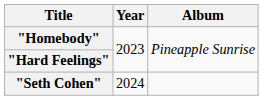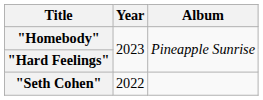(130, 83) 2024 -> (130, 83) 2022
